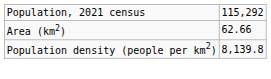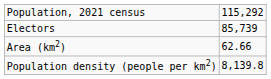+ row: (31, 29)
